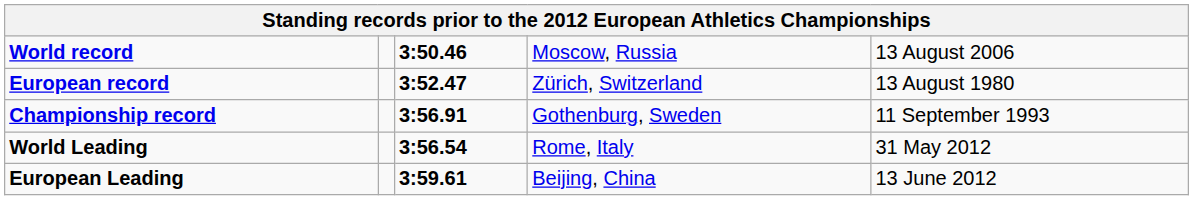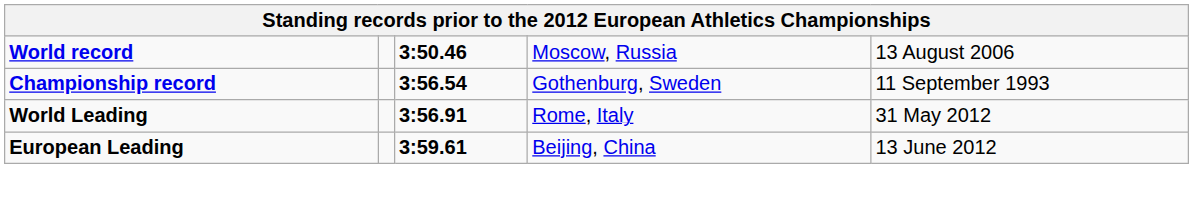- row: (89, 83)
(433, 115) 3:56.91 -> (433, 83) 3:56.54
(433, 147) 3:56.54 -> (433, 115) 3:56.91
